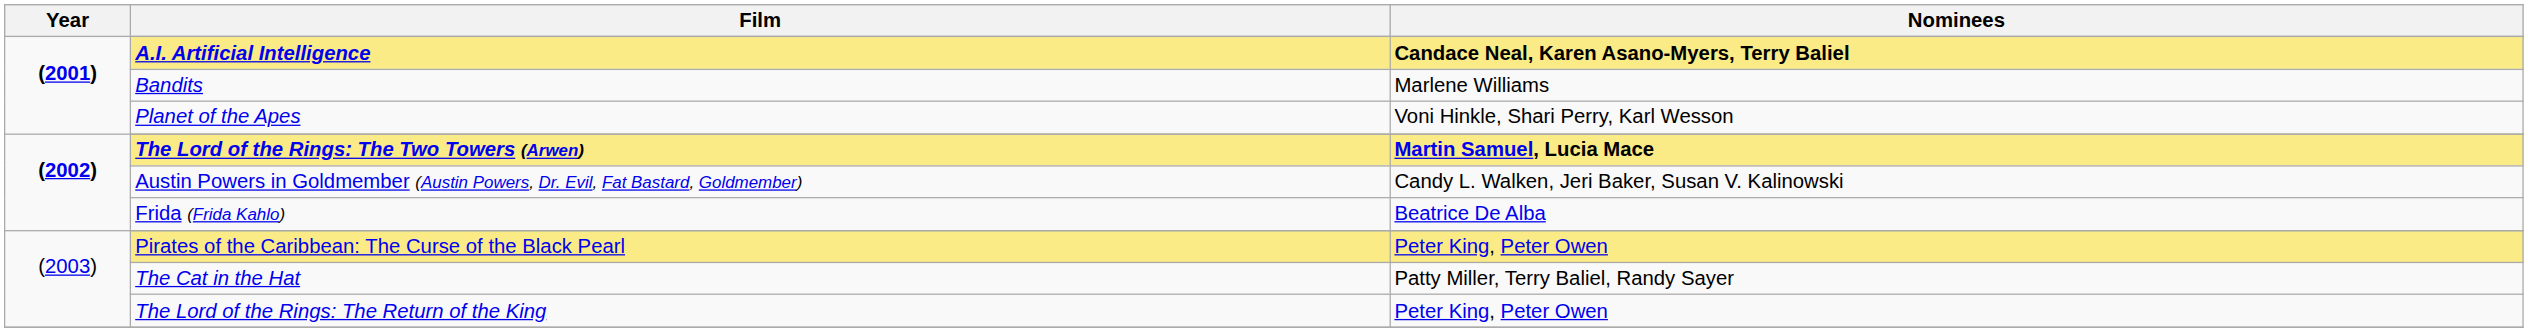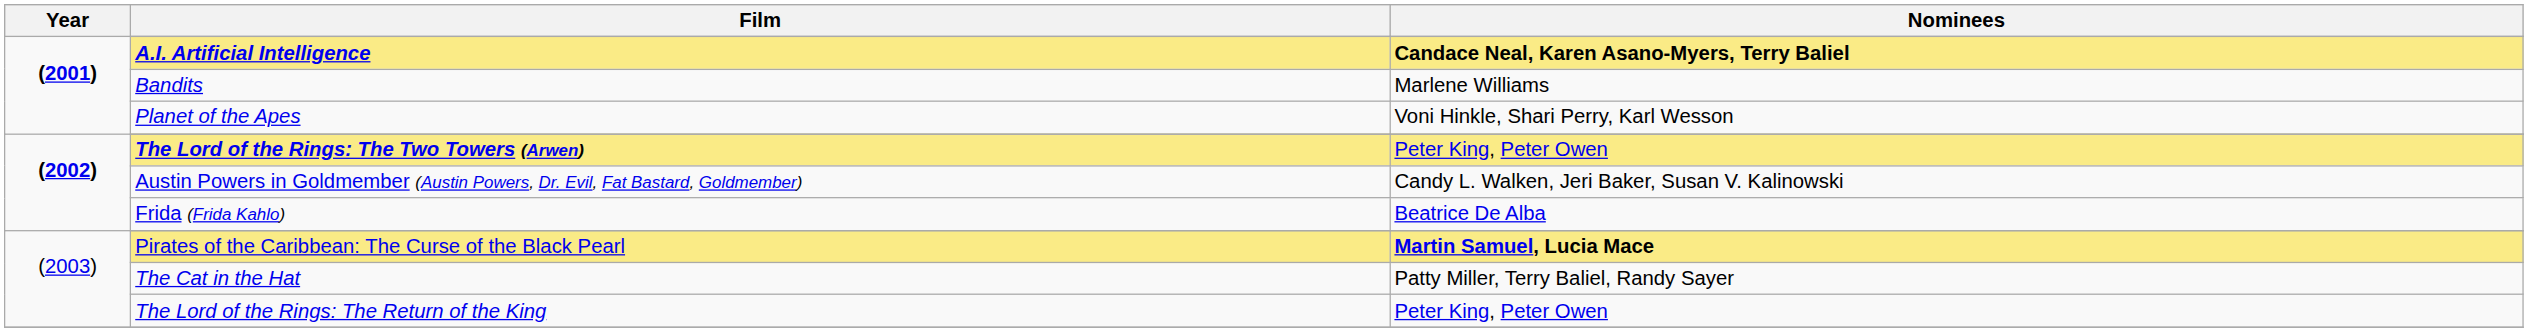(1524, 149) Martin Samuel, Lucia Mace -> (1501, 149) Peter King, Peter Owen
(1501, 246) Peter King, Peter Owen -> (1524, 246) Martin Samuel, Lucia Mace
